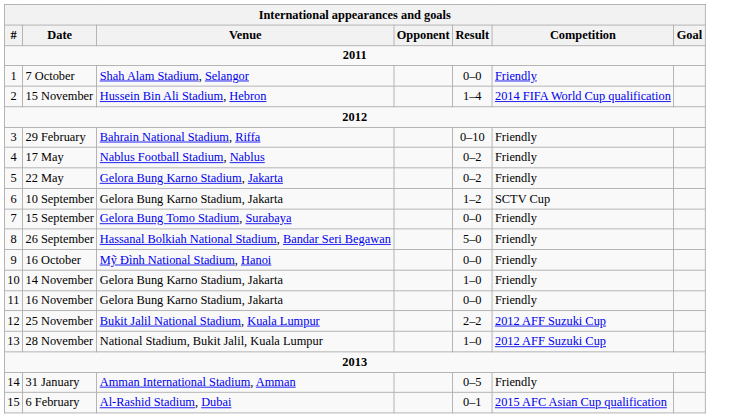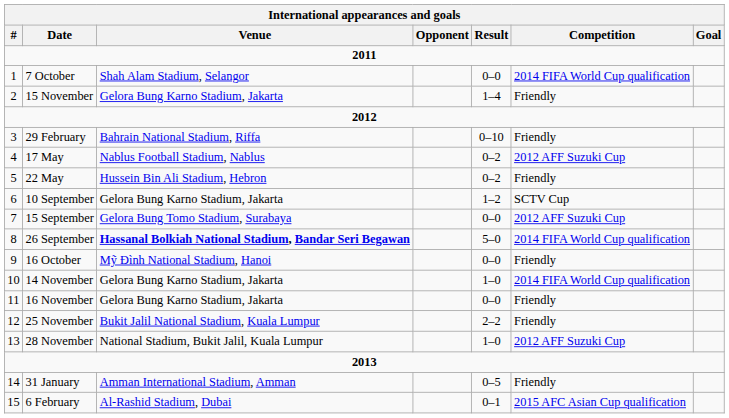(516, 76) Friendly -> (602, 76) 2014 FIFA World Cup qualification
(183, 96) Hussein Bin Ali Stadium, Hebron -> (191, 96) Gelora Bung Karno Stadium, Jakarta
(583, 96) 2014 FIFA World Cup qualification -> (535, 96) Friendly
(516, 158) Friendly -> (570, 158) 2012 AFF Suzuki Cup
(191, 178) Gelora Bung Karno Stadium, Jakarta -> (183, 178) Hussein Bin Ali Stadium, Hebron
(516, 219) Friendly -> (570, 219) 2012 AFF Suzuki Cup
(245, 239) normal -> (255, 239) bold
(516, 239) Friendly -> (602, 239) 2014 FIFA World Cup qualification
(516, 280) Friendly -> (602, 280) 2014 FIFA World Cup qualification
(550, 321) 2012 AFF Suzuki Cup -> (535, 321) Friendly
